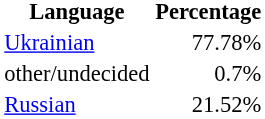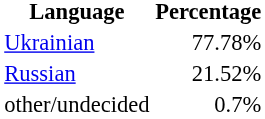rows swapped: (40, 104) <-> (77, 73)
